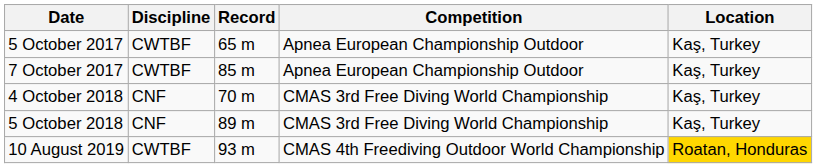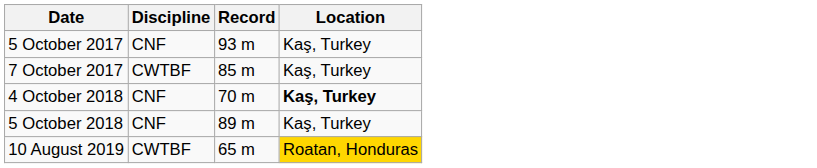- column: (474, 17)
(161, 44) CWTBF -> (149, 44) CNF
(236, 44) 65 m -> (236, 44) 93 m
(716, 96) normal -> (330, 96) bold
(236, 149) 93 m -> (236, 149) 65 m
